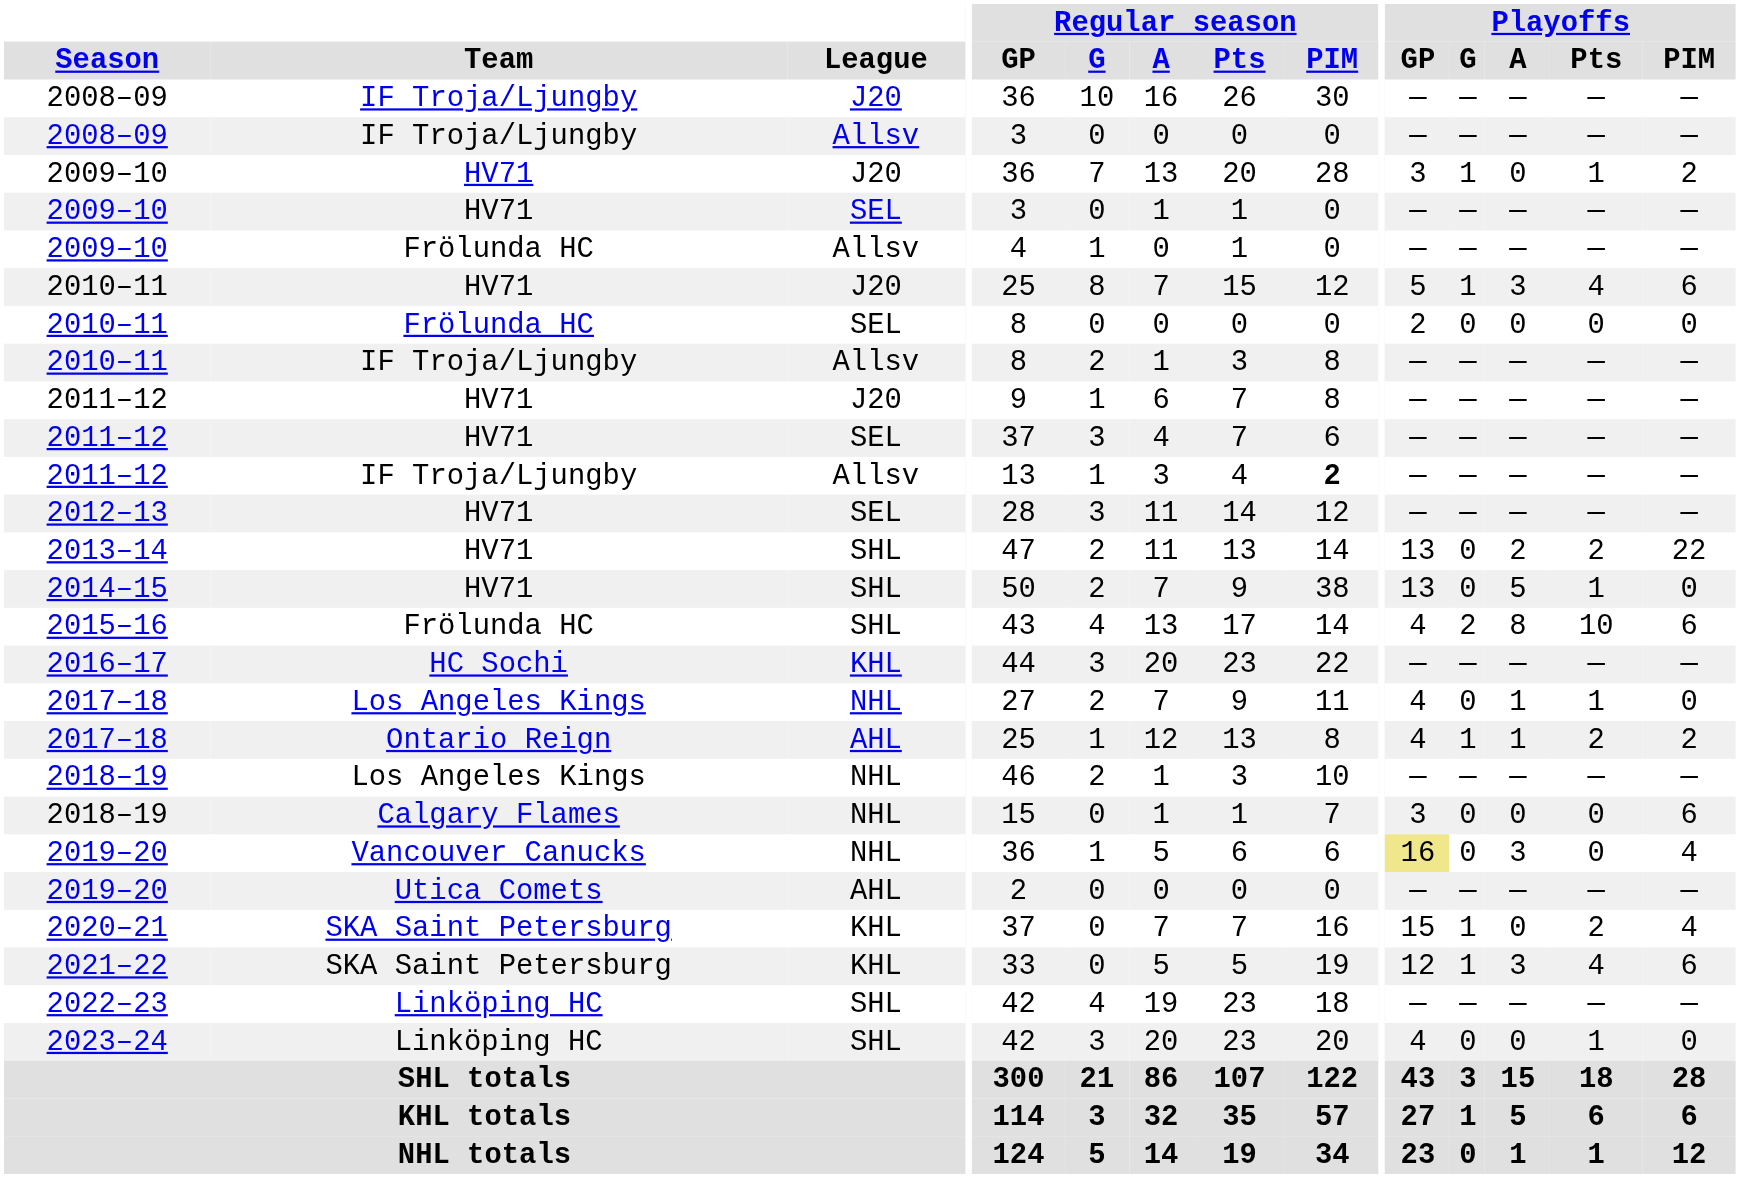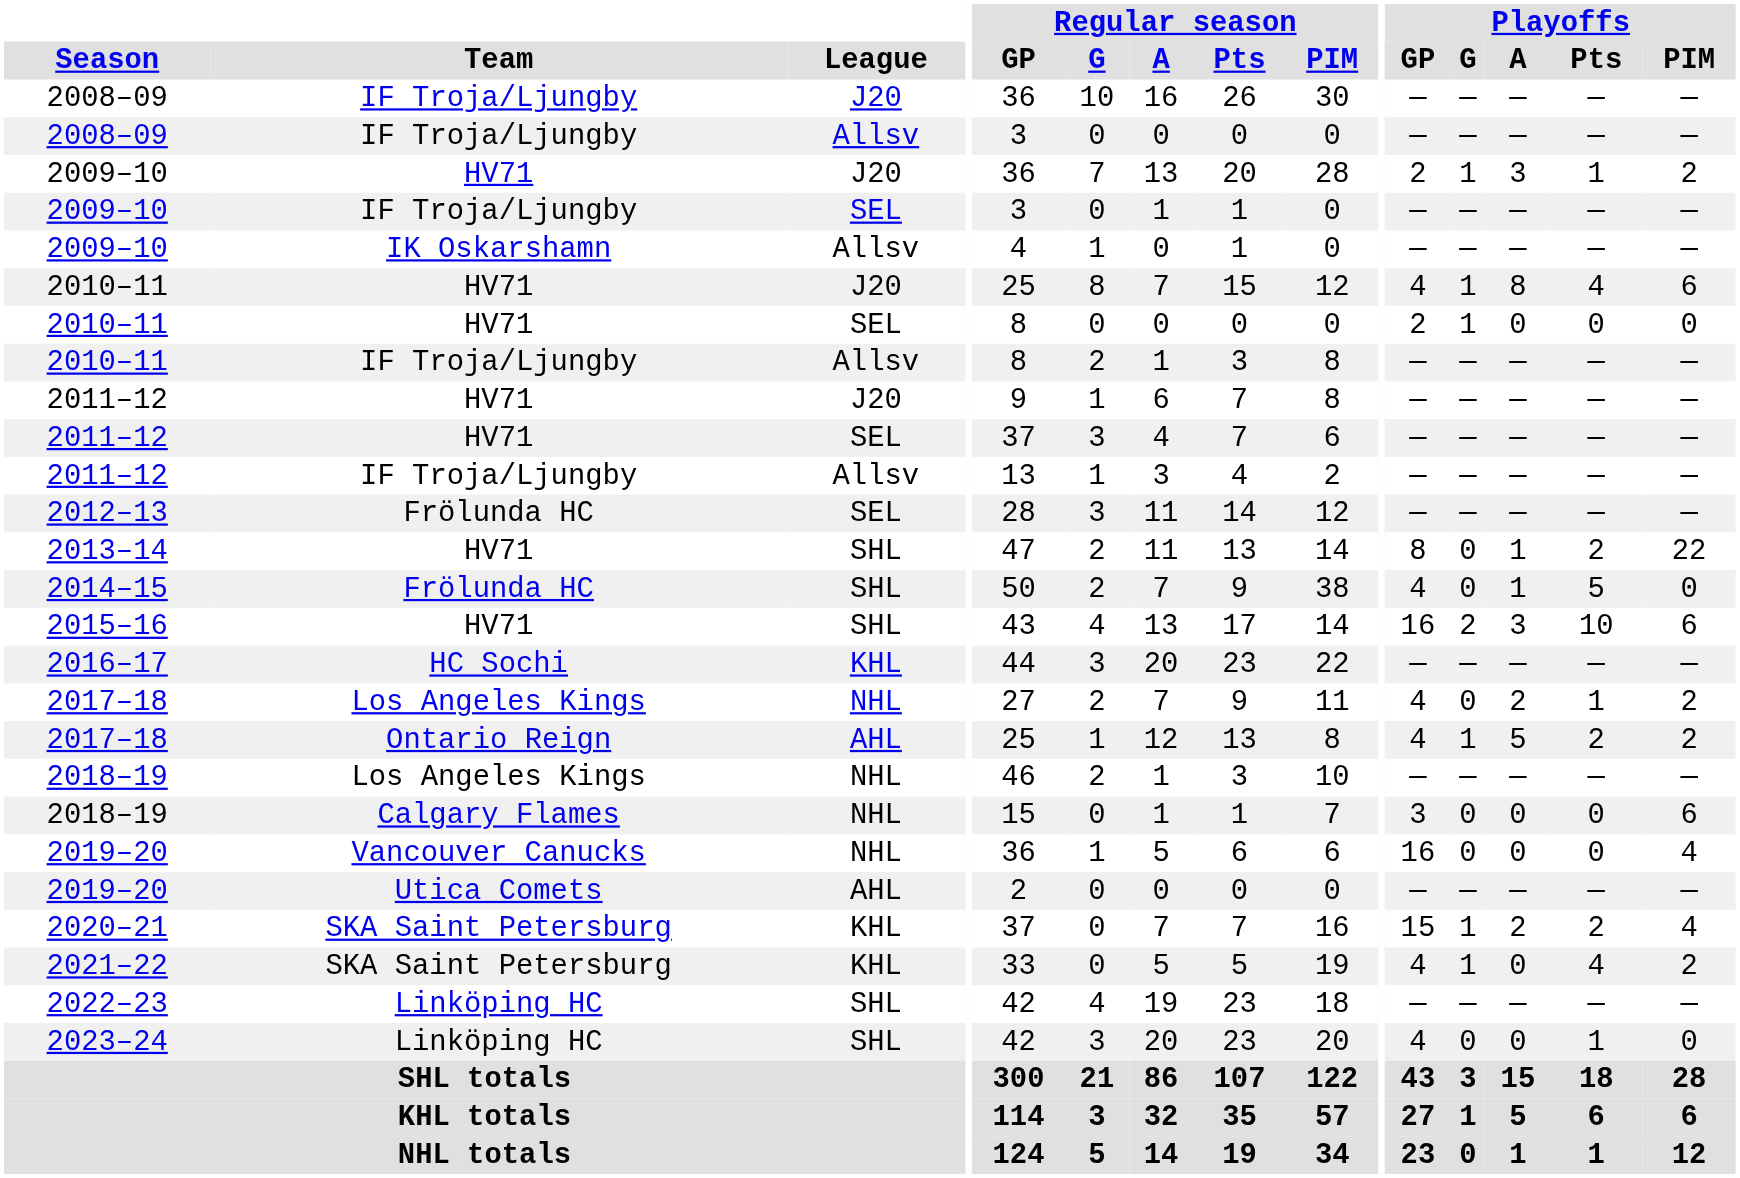(1418, 174) 3 -> (1418, 174) 2
(1518, 174) 0 -> (1518, 174) 3
(499, 212) HV71 -> (499, 212) IF Troja/Ljungby
(499, 249) Frölunda HC -> (499, 249) IK Oskarshamn
(1418, 287) 5 -> (1418, 287) 4
(1518, 287) 3 -> (1518, 287) 8
(499, 325) Frölunda HC -> (499, 325) HV71
(1468, 325) 0 -> (1468, 325) 1
(1332, 476) bold -> (1332, 476) normal
(499, 513) HV71 -> (499, 513) Frölunda HC
(1418, 551) 13 -> (1418, 551) 8
(1518, 551) 2 -> (1518, 551) 1
(499, 589) HV71 -> (499, 589) Frölunda HC
(1418, 589) 13 -> (1418, 589) 4
(1518, 589) 5 -> (1518, 589) 1
(1596, 589) 1 -> (1596, 589) 5
(499, 627) Frölunda HC -> (499, 627) HV71
(1418, 627) 4 -> (1418, 627) 16
(1518, 627) 8 -> (1518, 627) 3
(1518, 702) 1 -> (1518, 702) 2
(1689, 702) 0 -> (1689, 702) 2
(1518, 740) 1 -> (1518, 740) 5
(1418, 853) khaki background -> (1418, 853) no background
(1518, 853) 3 -> (1518, 853) 0
(1518, 929) 0 -> (1518, 929) 2
(1418, 966) 12 -> (1418, 966) 4
(1518, 966) 3 -> (1518, 966) 0
(1689, 966) 6 -> (1689, 966) 2
